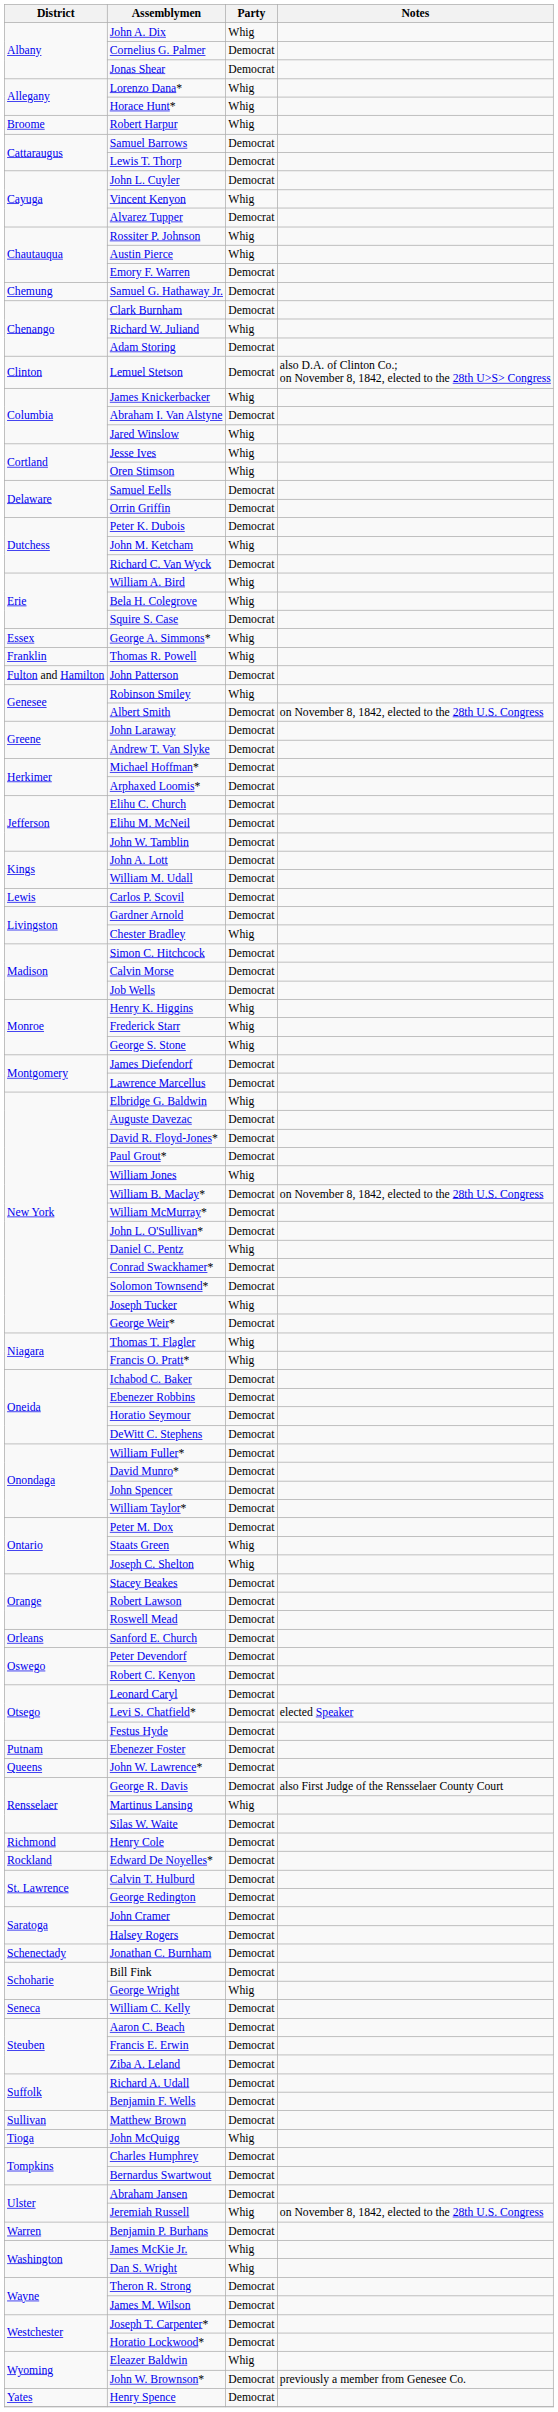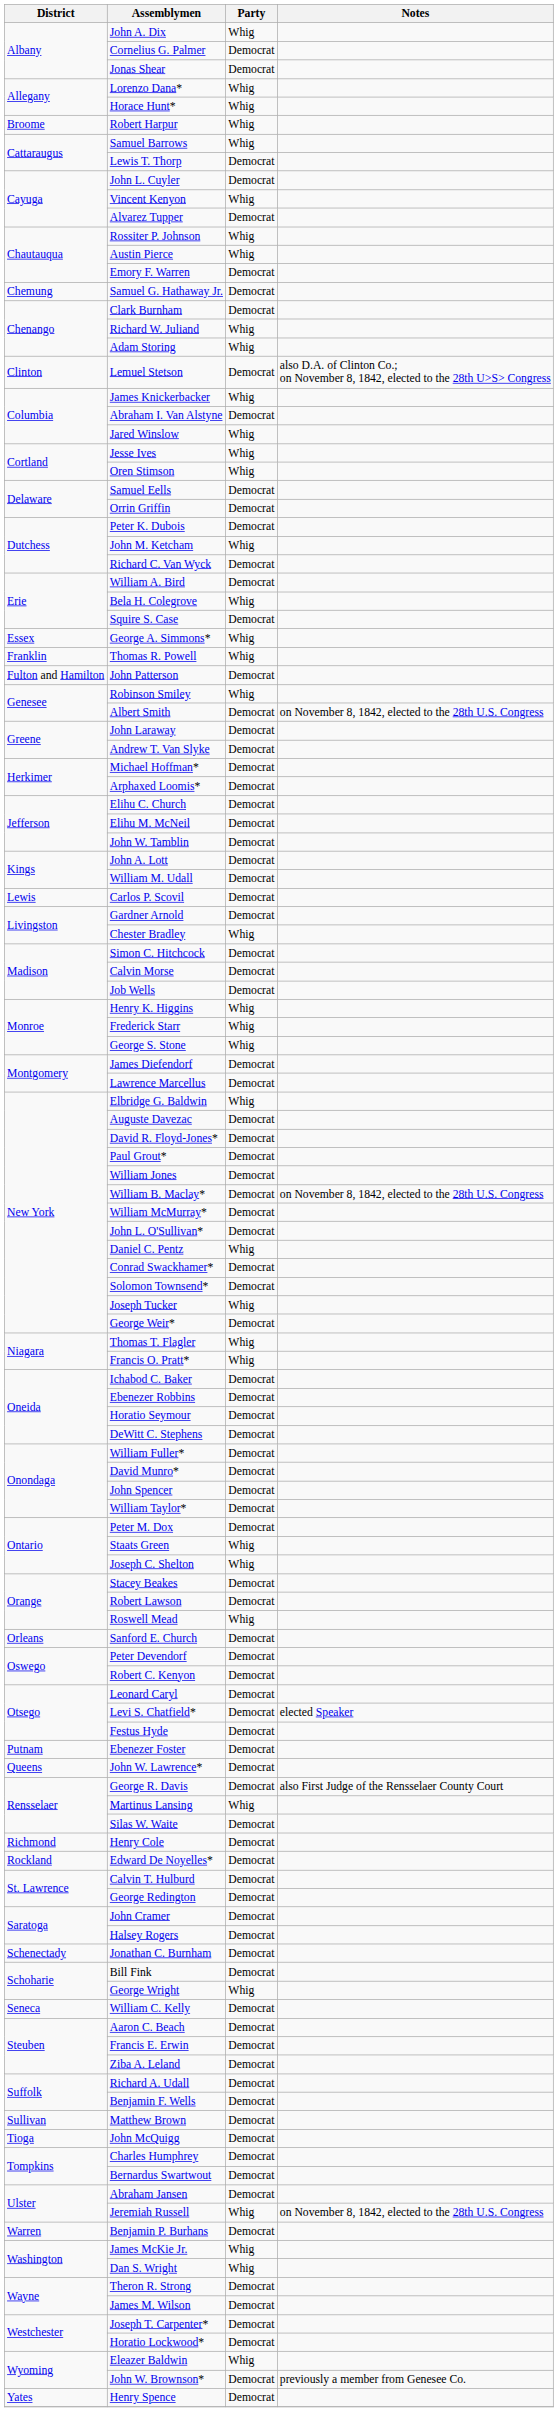(251, 143) Democrat -> (241, 143) Whig
(251, 347) Democrat -> (241, 347) Whig
(241, 582) Whig -> (251, 582) Democrat
(241, 1175) Whig -> (251, 1175) Democrat
(251, 1619) Democrat -> (241, 1619) Whig
(241, 2138) Whig -> (251, 2138) Democrat
